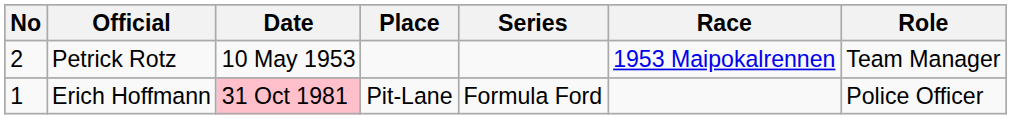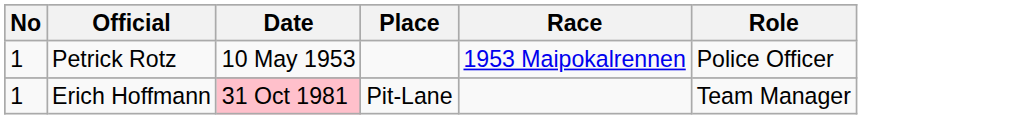- column: (533, 23)
(17, 59) 2 -> (17, 59) 1
(923, 59) Team Manager -> (765, 59) Police Officer
(915, 96) Police Officer -> (774, 96) Team Manager
